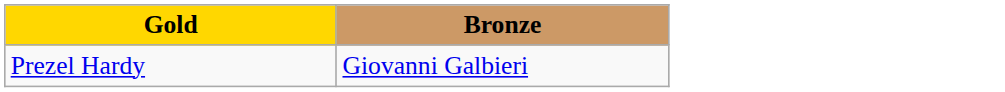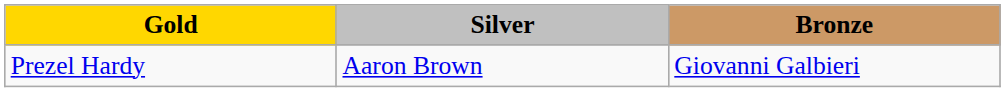+ column: (502, 24)
